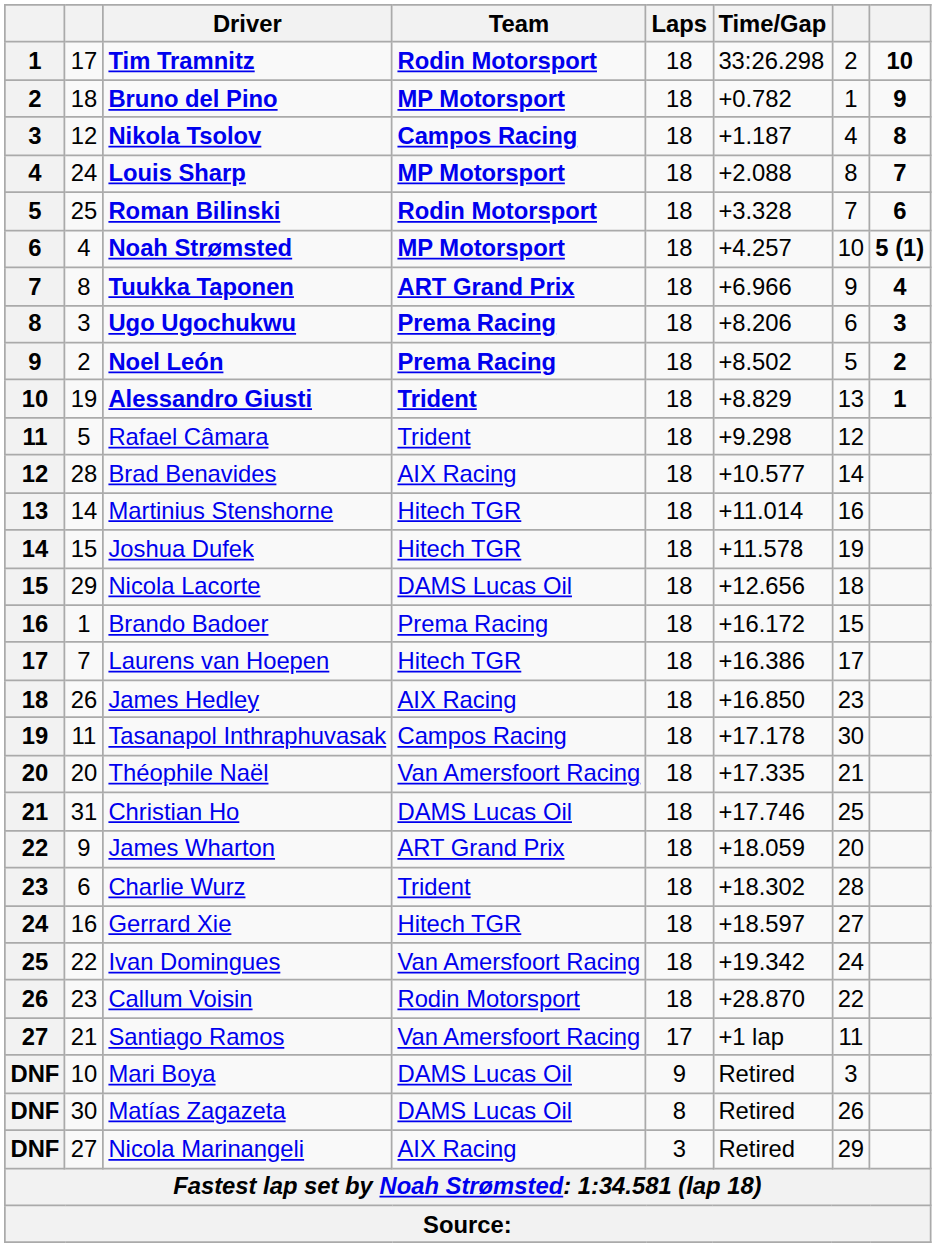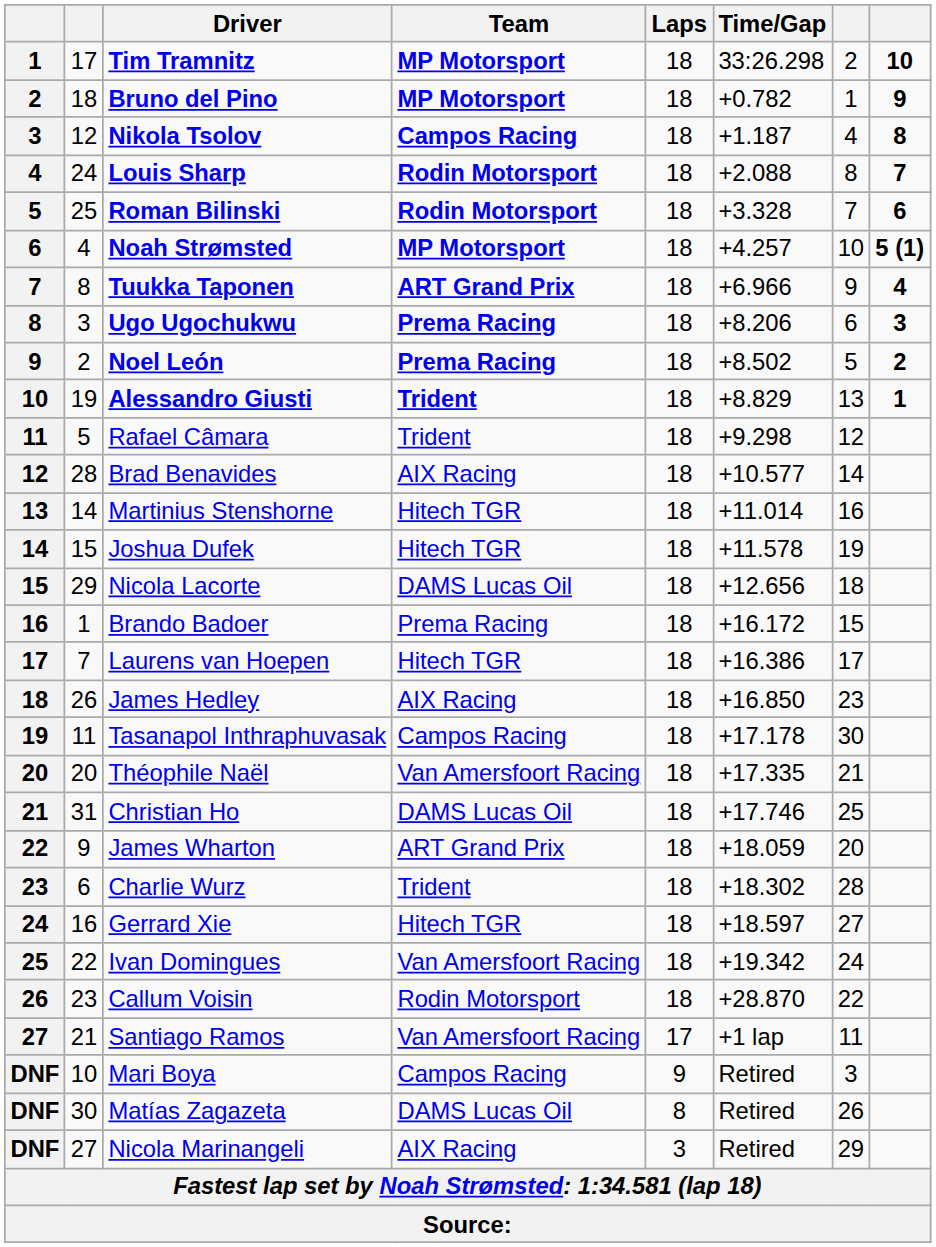(497, 61) Rodin Motorsport -> (481, 61) MP Motorsport
(481, 173) MP Motorsport -> (497, 173) Rodin Motorsport
(485, 1074) DAMS Lucas Oil -> (482, 1074) Campos Racing
